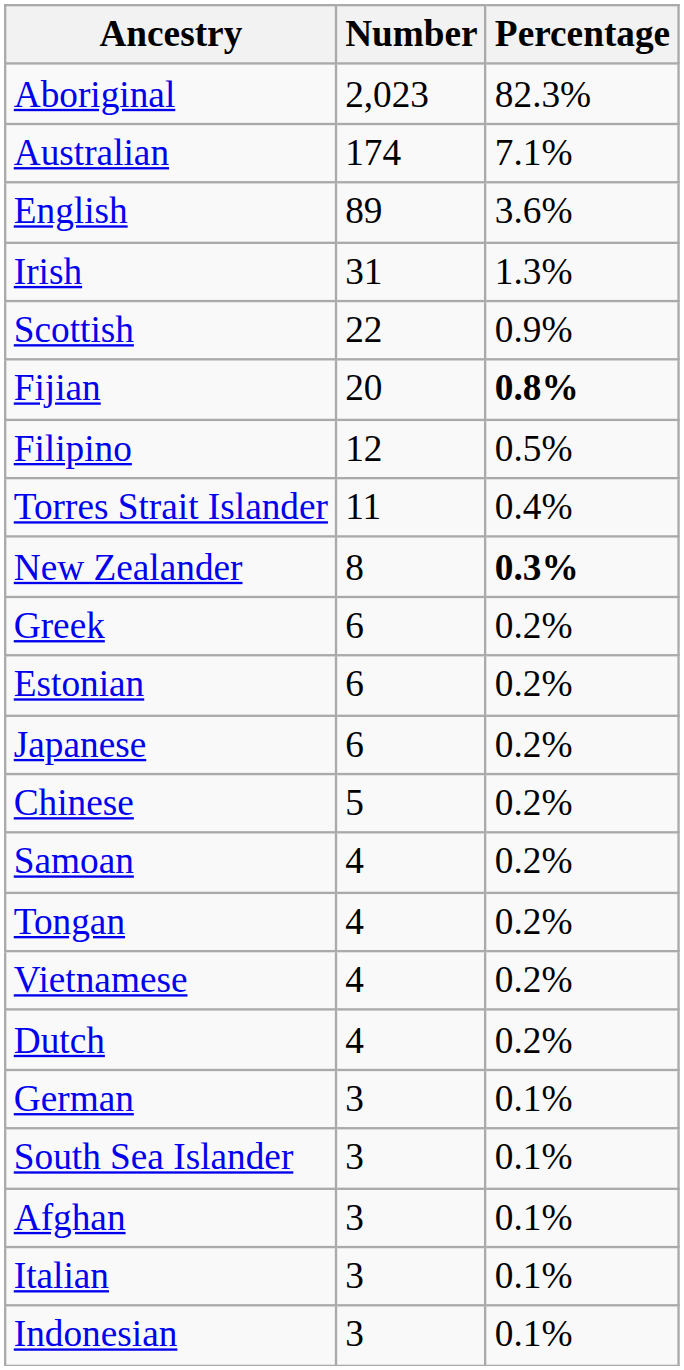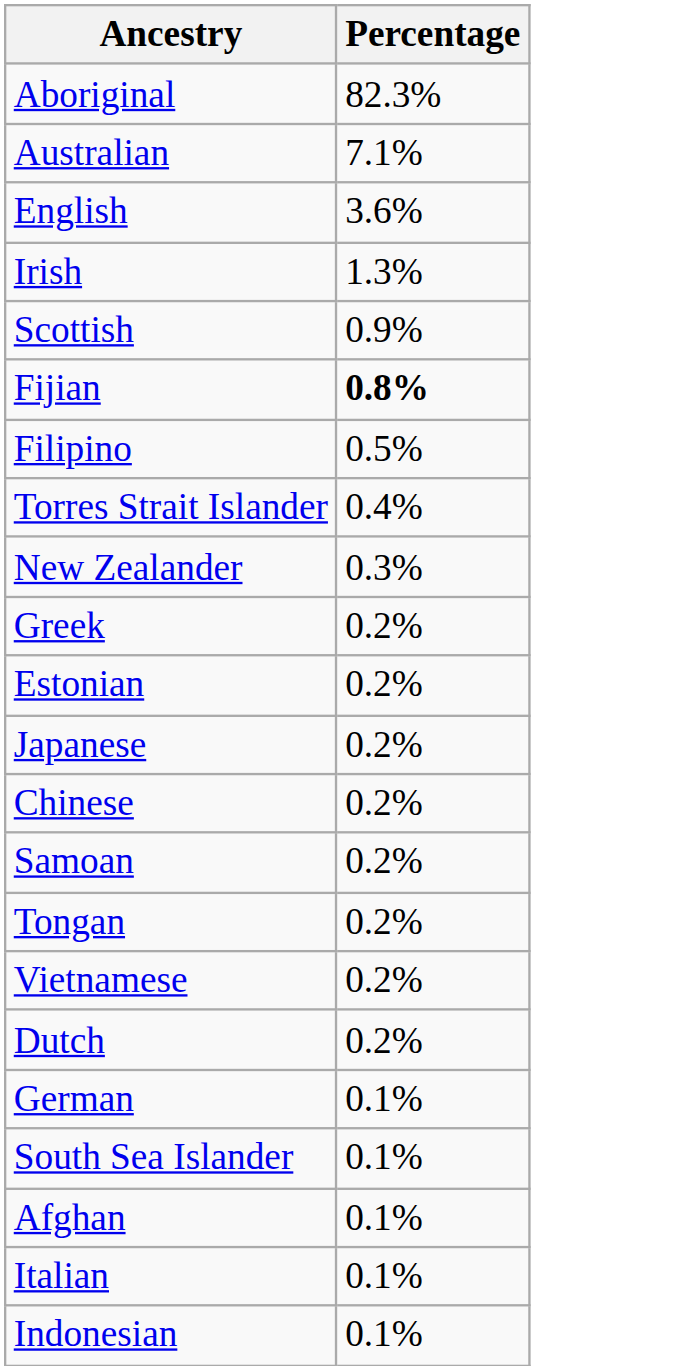- column: (411, 34)
(537, 566) bold -> (384, 566) normal
